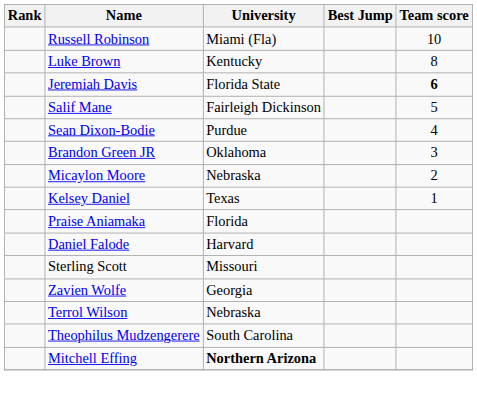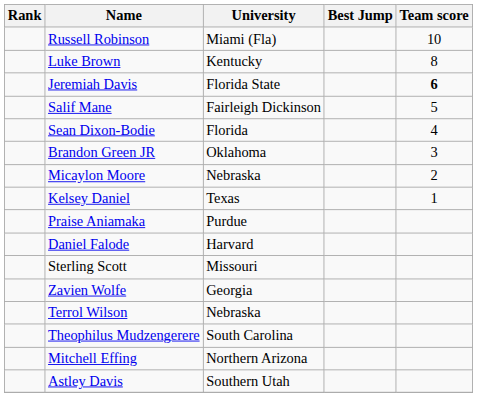(227, 130) Purdue -> (227, 130) Florida
(227, 221) Florida -> (227, 221) Purdue
(261, 358) bold -> (257, 358) normal
+ row: (85, 381)
